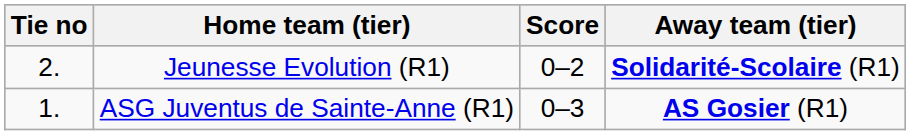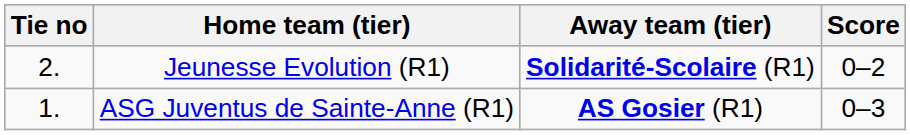columns swapped: (563, 25) <-> (756, 25)
